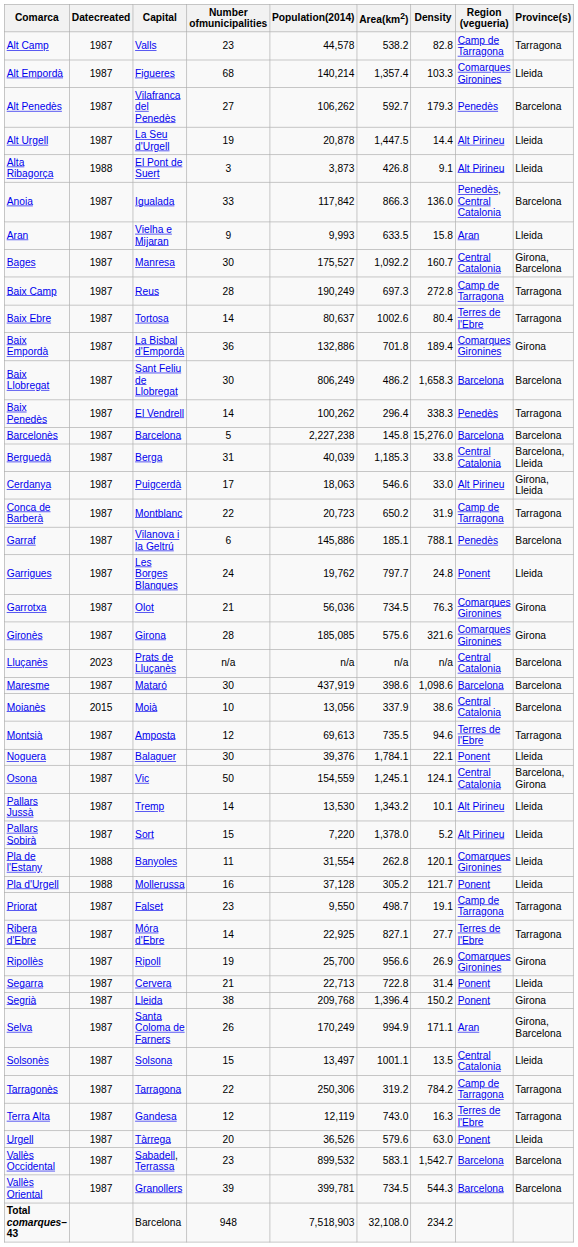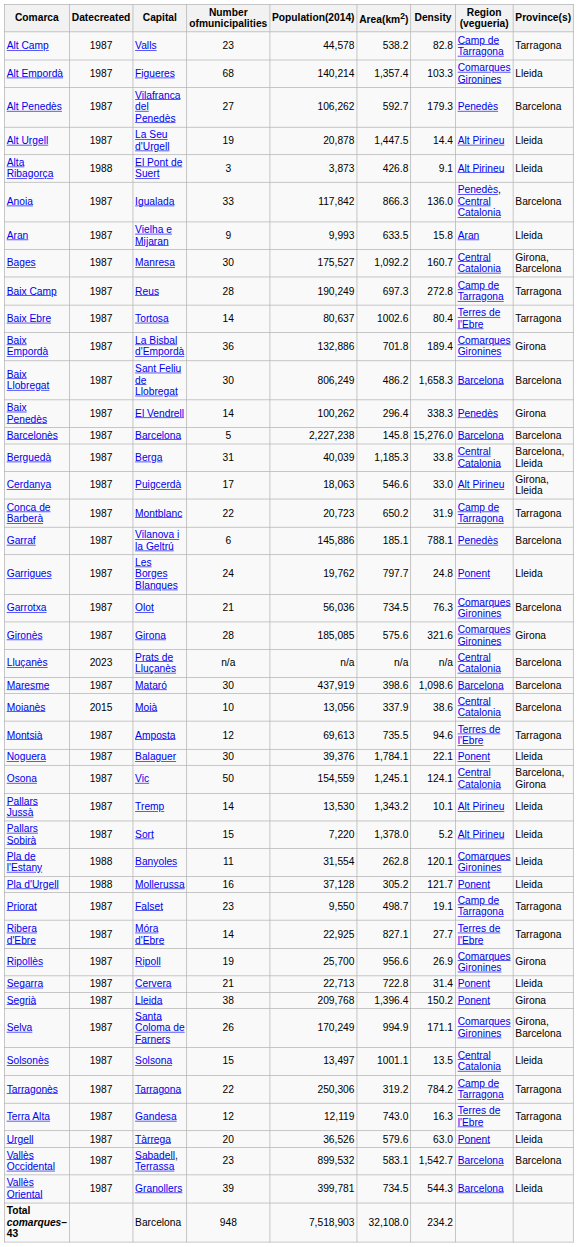(538, 413) Tarragona -> (531, 413) Girona
(531, 608) Girona -> (538, 608) Barcelona
(468, 1028) Aran -> (484, 1028) Comarques Gironines
(538, 1189) Barcelona -> (529, 1189) Lleida
